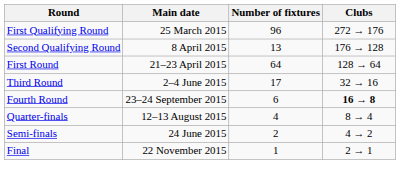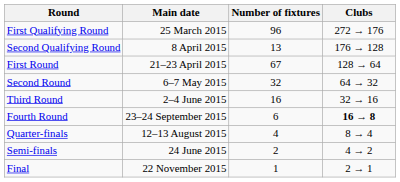(276, 64) 64 -> (276, 64) 67
+ row: (39, 82)
(276, 82) 17 -> (276, 99) 16
